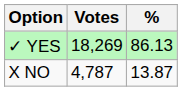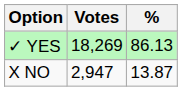(92, 72) 4,787 -> (92, 72) 2,947
